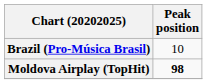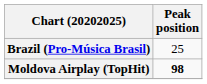(178, 48) 10 -> (178, 48) 25
